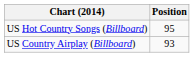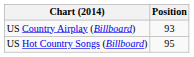rows swapped: (71, 44) <-> (77, 28)
